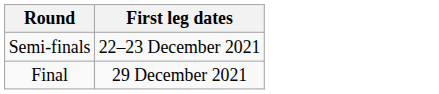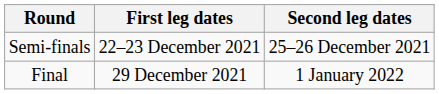+ column: (350, 18)
